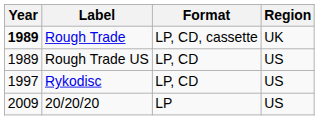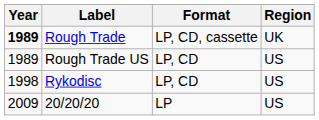(23, 81) 1997 -> (23, 81) 1998
